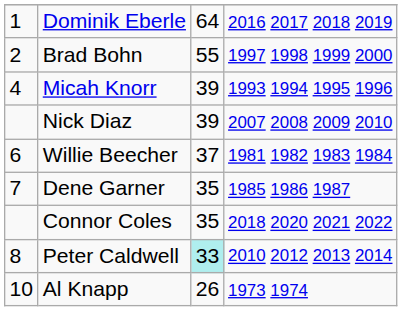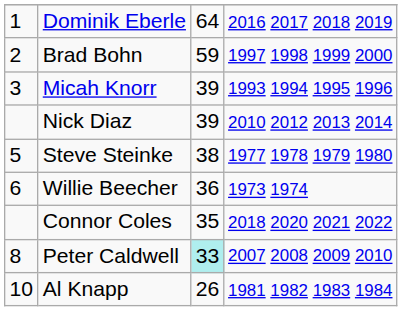(207, 54) 55 -> (207, 54) 59
(15, 88) 4 -> (15, 88) 3
(310, 122) 2007 2008 2009 2010 -> (310, 122) 2010 2012 2013 2014
+ row: (108, 155)
(207, 155) 37 -> (207, 188) 36
(310, 155) 1981 1982 1983 1984 -> (268, 189) 1973 1974
- row: (104, 188)
(310, 256) 2010 2012 2013 2014 -> (310, 256) 2007 2008 2009 2010
(268, 289) 1973 1974 -> (310, 289) 1981 1982 1983 1984
